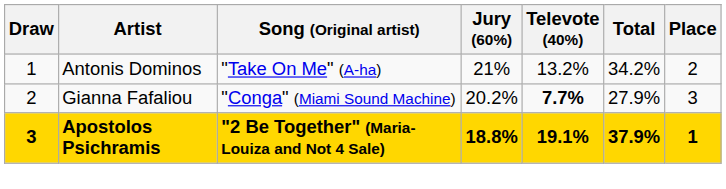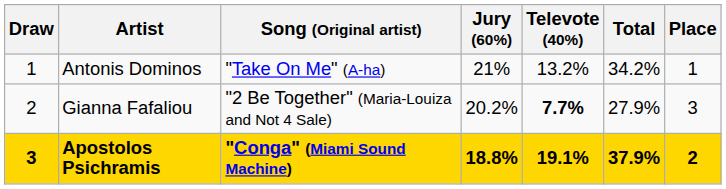(693, 68) 2 -> (693, 68) 1
(339, 98) "Conga" (Miami Sound Machine) -> (338, 108) "2 Be Together" (Maria-Louiza and Not 4 Sale)
(318, 137) "2 Be Together" (Maria-Louiza and Not 4 Sale) -> (316, 158) "Conga" (Miami Sound Machine)
(693, 137) 1 -> (693, 158) 2
